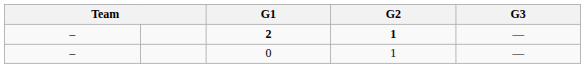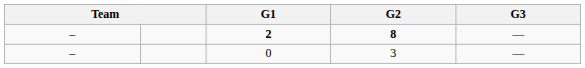(393, 34) 1 -> (393, 34) 8
(393, 54) 1 -> (393, 54) 3
